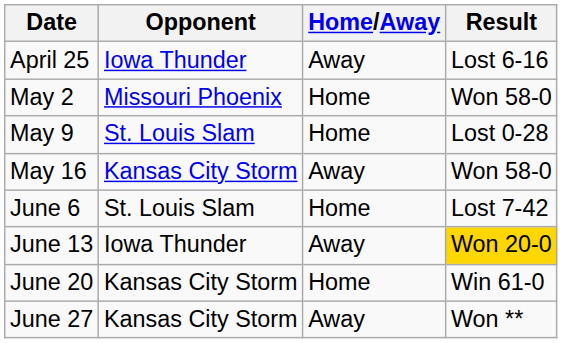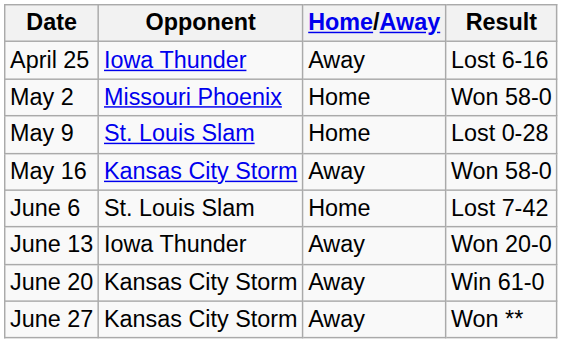(501, 245) gold background -> (501, 245) no background
(339, 282) Home -> (337, 282) Away
